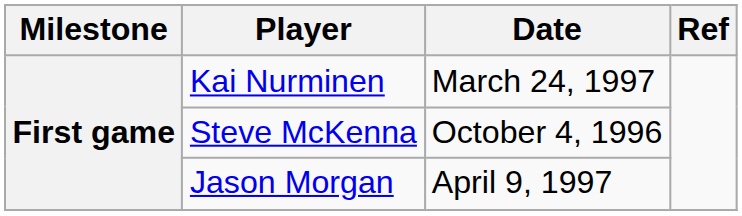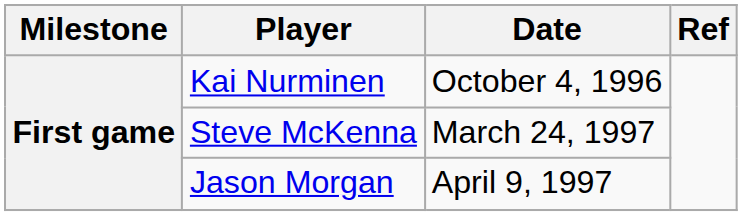(543, 81) March 24, 1997 -> (547, 81) October 4, 1996
(547, 132) October 4, 1996 -> (543, 132) March 24, 1997
